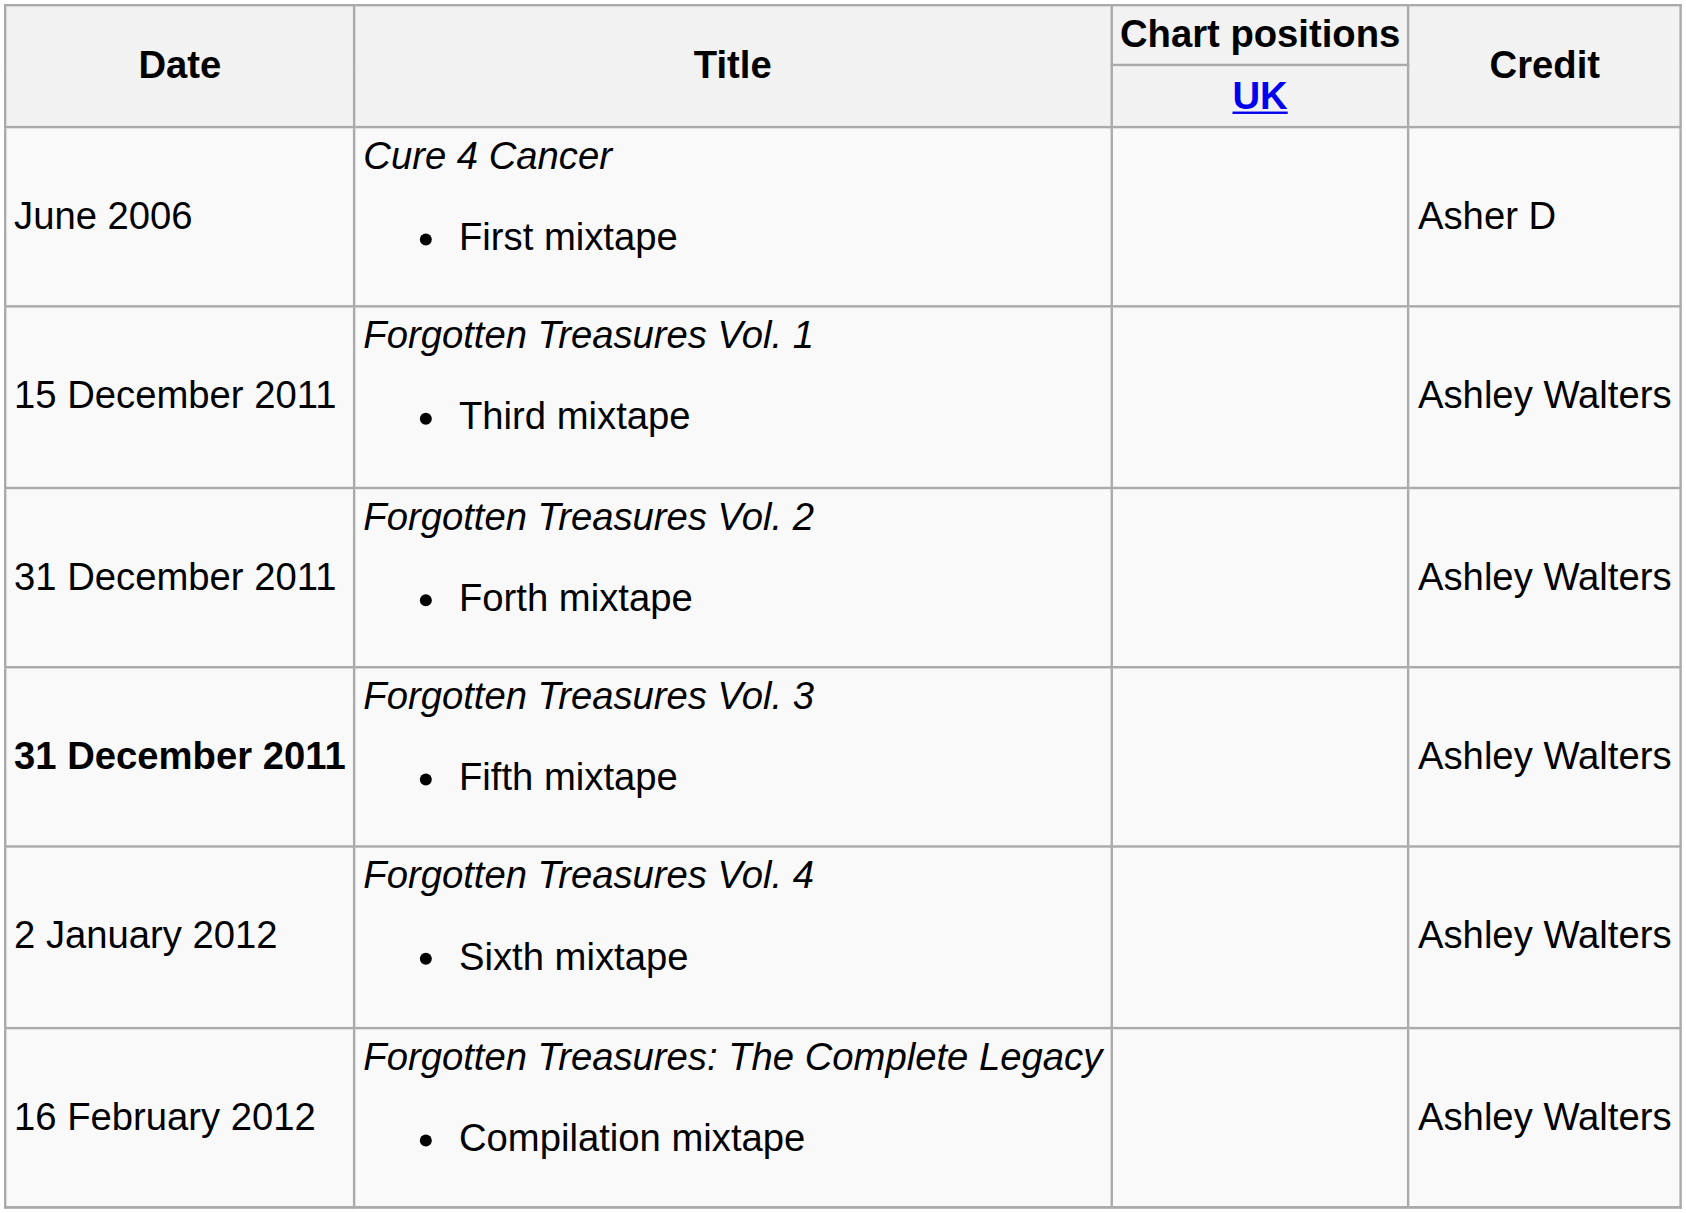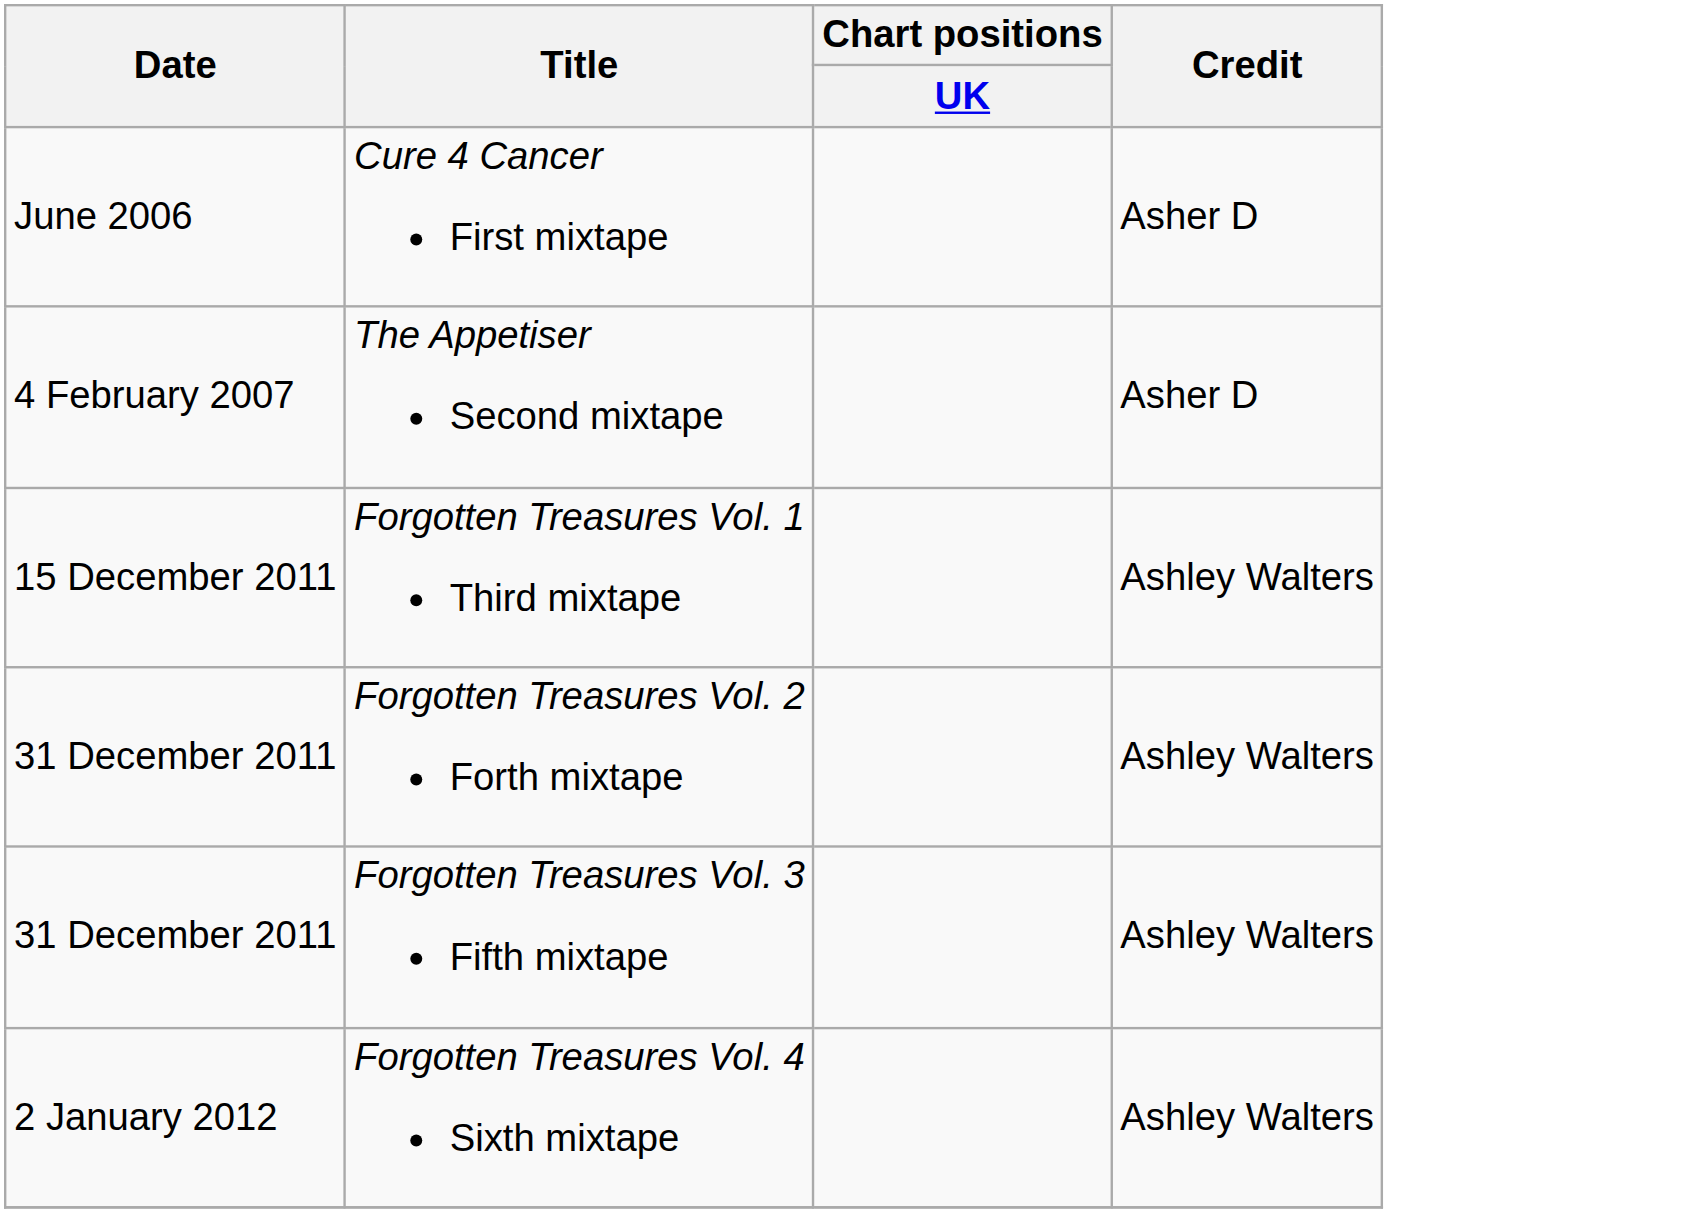+ row: (579, 378)
(180, 756) bold -> (175, 936) normal
- row: (733, 1098)
